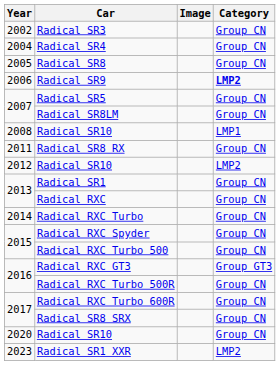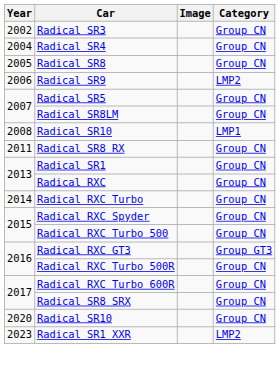(228, 81) bold -> (228, 81) normal
- row: (19, 165)
